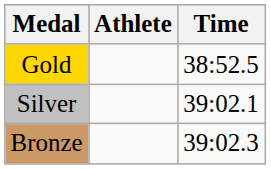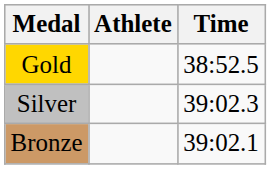(221, 103) 39:02.1 -> (221, 103) 39:02.3
(221, 143) 39:02.3 -> (221, 143) 39:02.1
